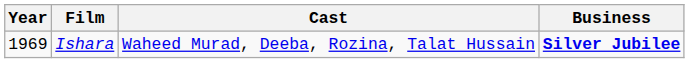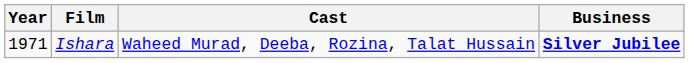(28, 45) 1969 -> (28, 45) 1971
